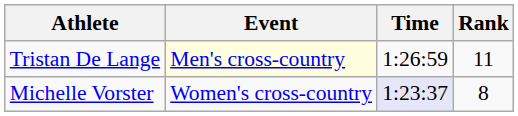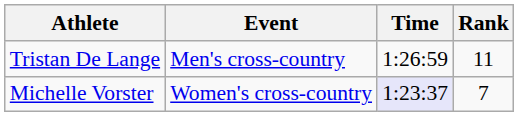(258, 58) lightyellow background -> (258, 58) no background
(483, 93) 8 -> (483, 93) 7
